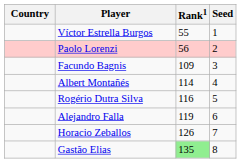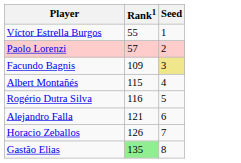- column: (30, 14)
(183, 49) 56 -> (132, 49) 57
(215, 65) no background -> (164, 65) khaki background
(186, 82) 114 -> (135, 82) 115
(186, 116) 119 -> (135, 116) 121
